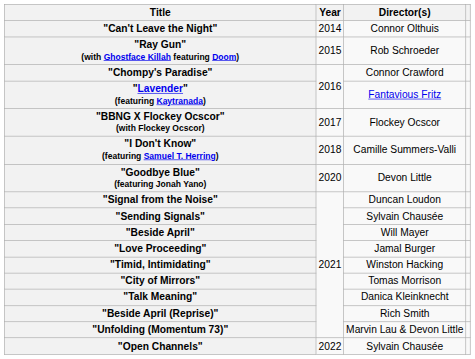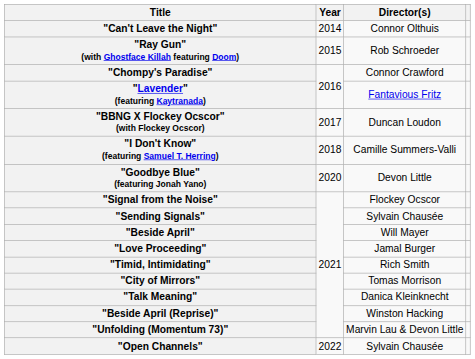(405, 122) Flockey Ocscor -> (405, 122) Duncan Loudon
(405, 200) Duncan Loudon -> (405, 200) Flockey Ocscor
(405, 265) Winston Hacking -> (405, 265) Rich Smith
(405, 313) Rich Smith -> (405, 313) Winston Hacking
